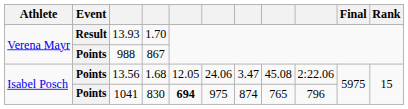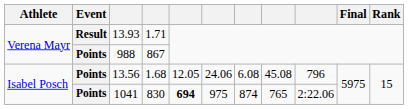(156, 34) 1.70 -> (156, 34) 1.71
(248, 74) 3.47 -> (248, 74) 6.08
(316, 74) 2:22.06 -> (316, 74) 796
(316, 94) 796 -> (316, 94) 2:22.06
